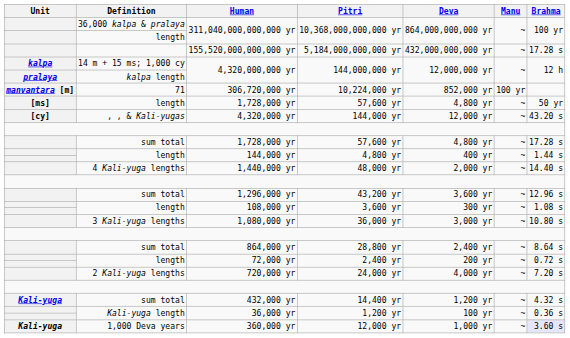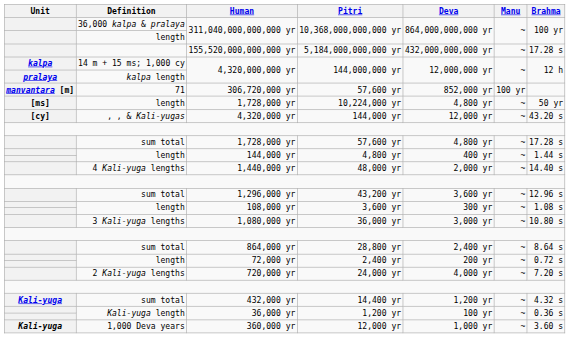(370, 90) 10,224,000 yr -> (379, 90) 57,600 yr
(379, 103) 57,600 yr -> (370, 103) 10,224,000 yr
(549, 326) lavender background -> (549, 326) no background
